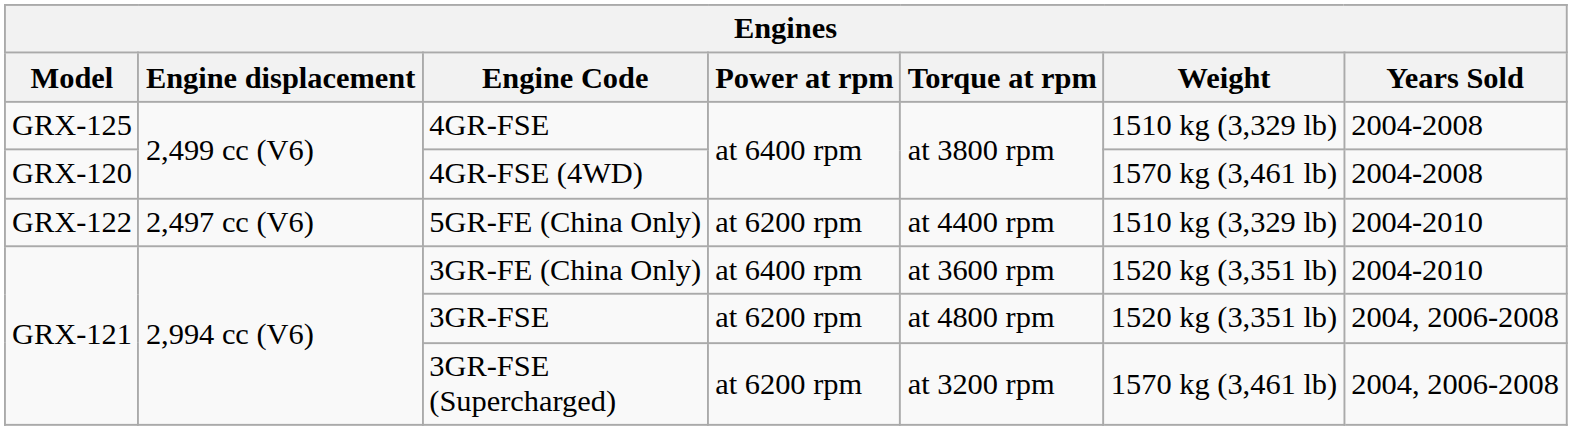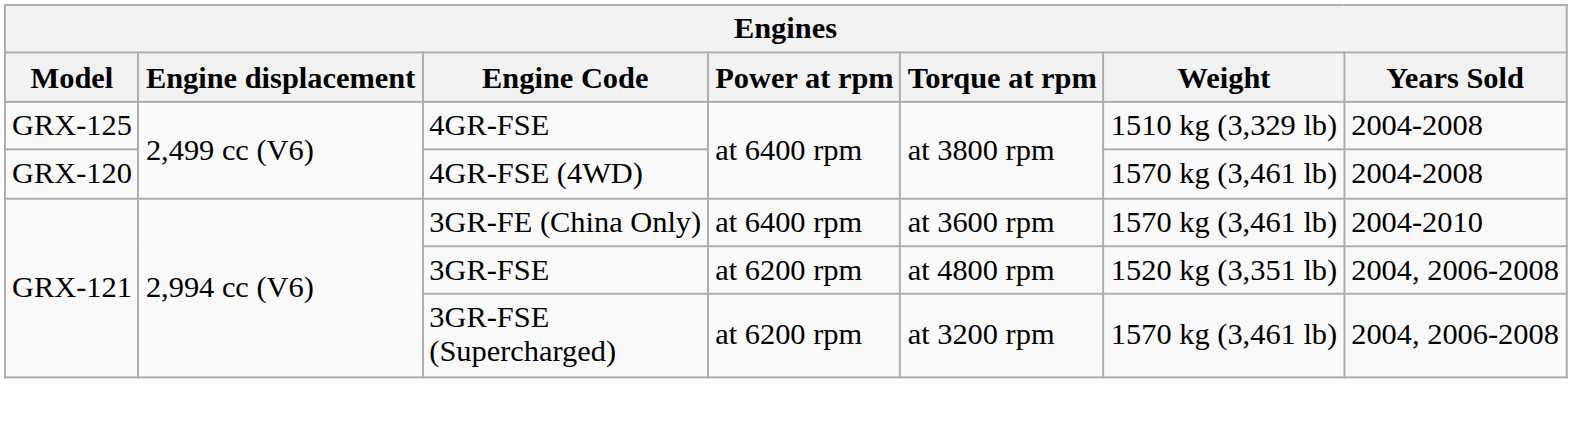- row: (565, 221)
(1224, 269) 1520 kg (3,351 lb) -> (1224, 221) 1570 kg (3,461 lb)
